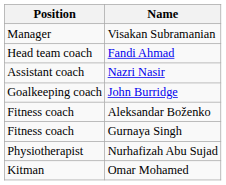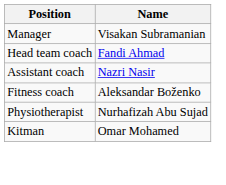- row: (143, 92)
- row: (145, 131)
